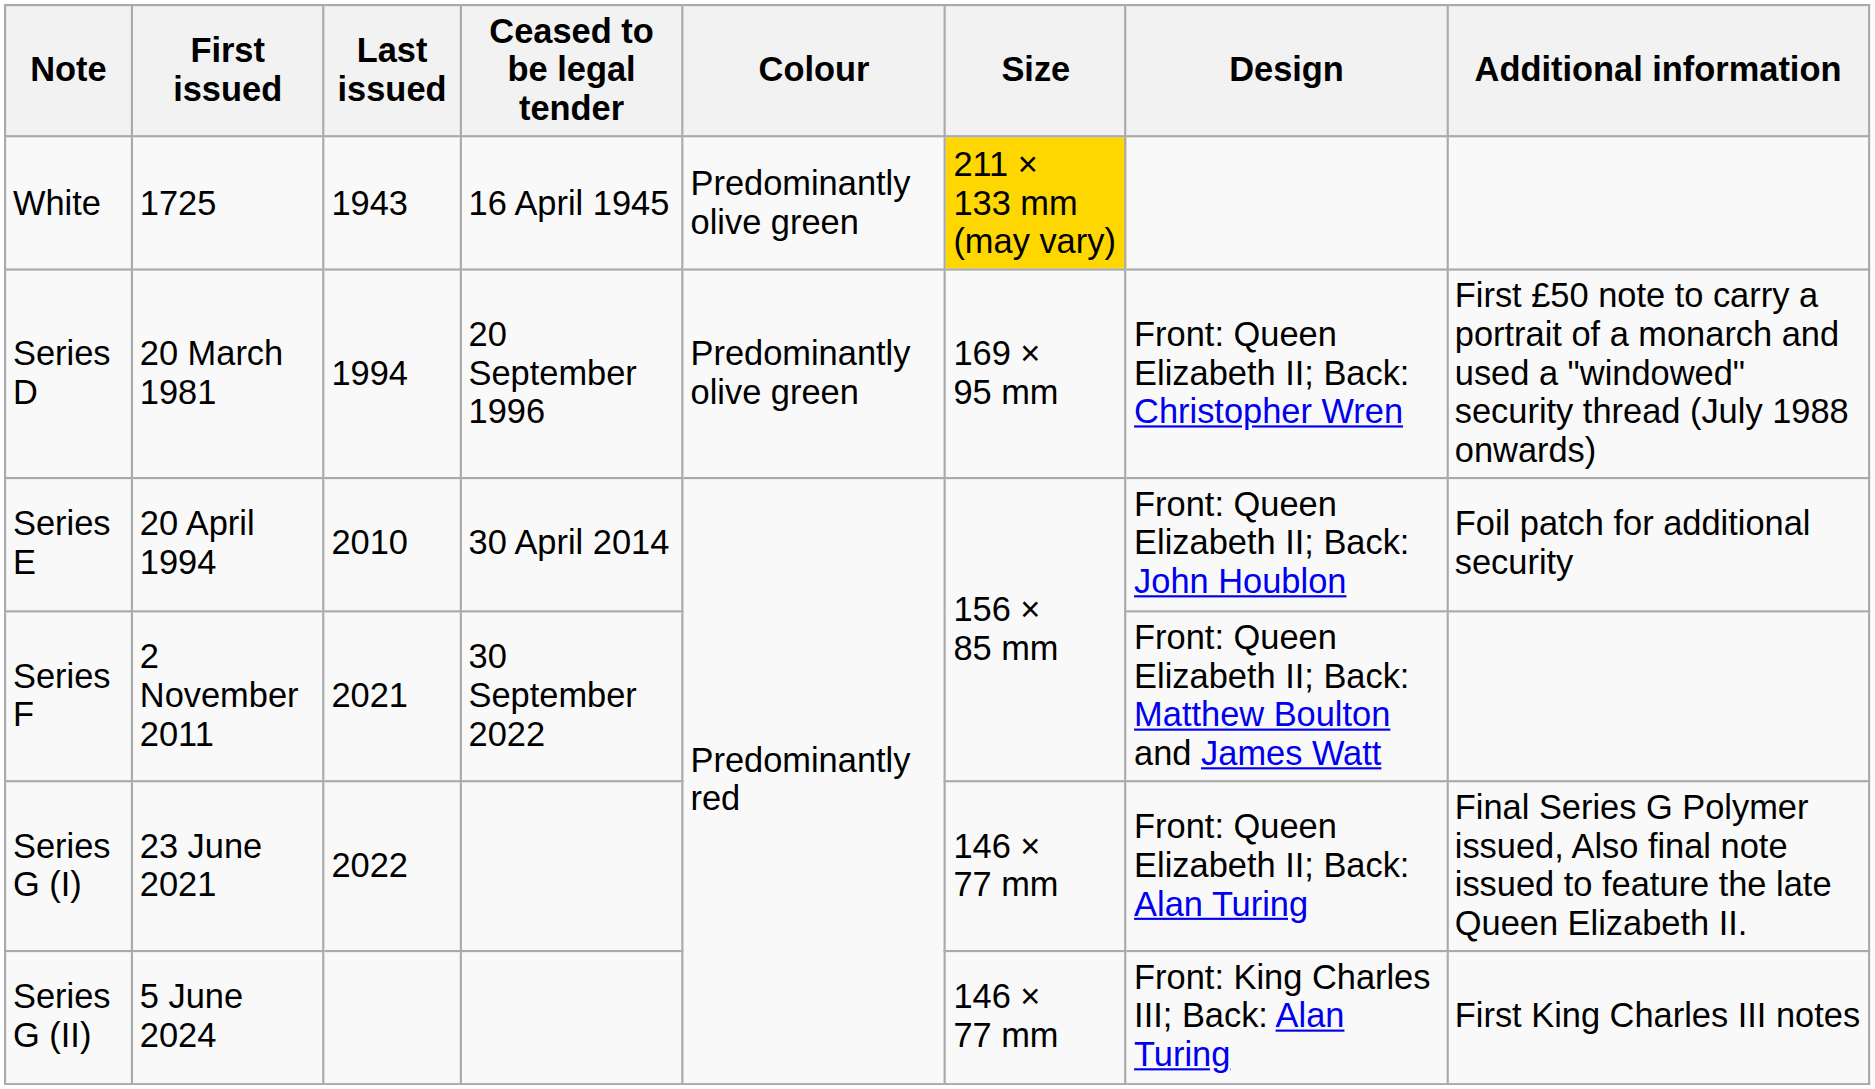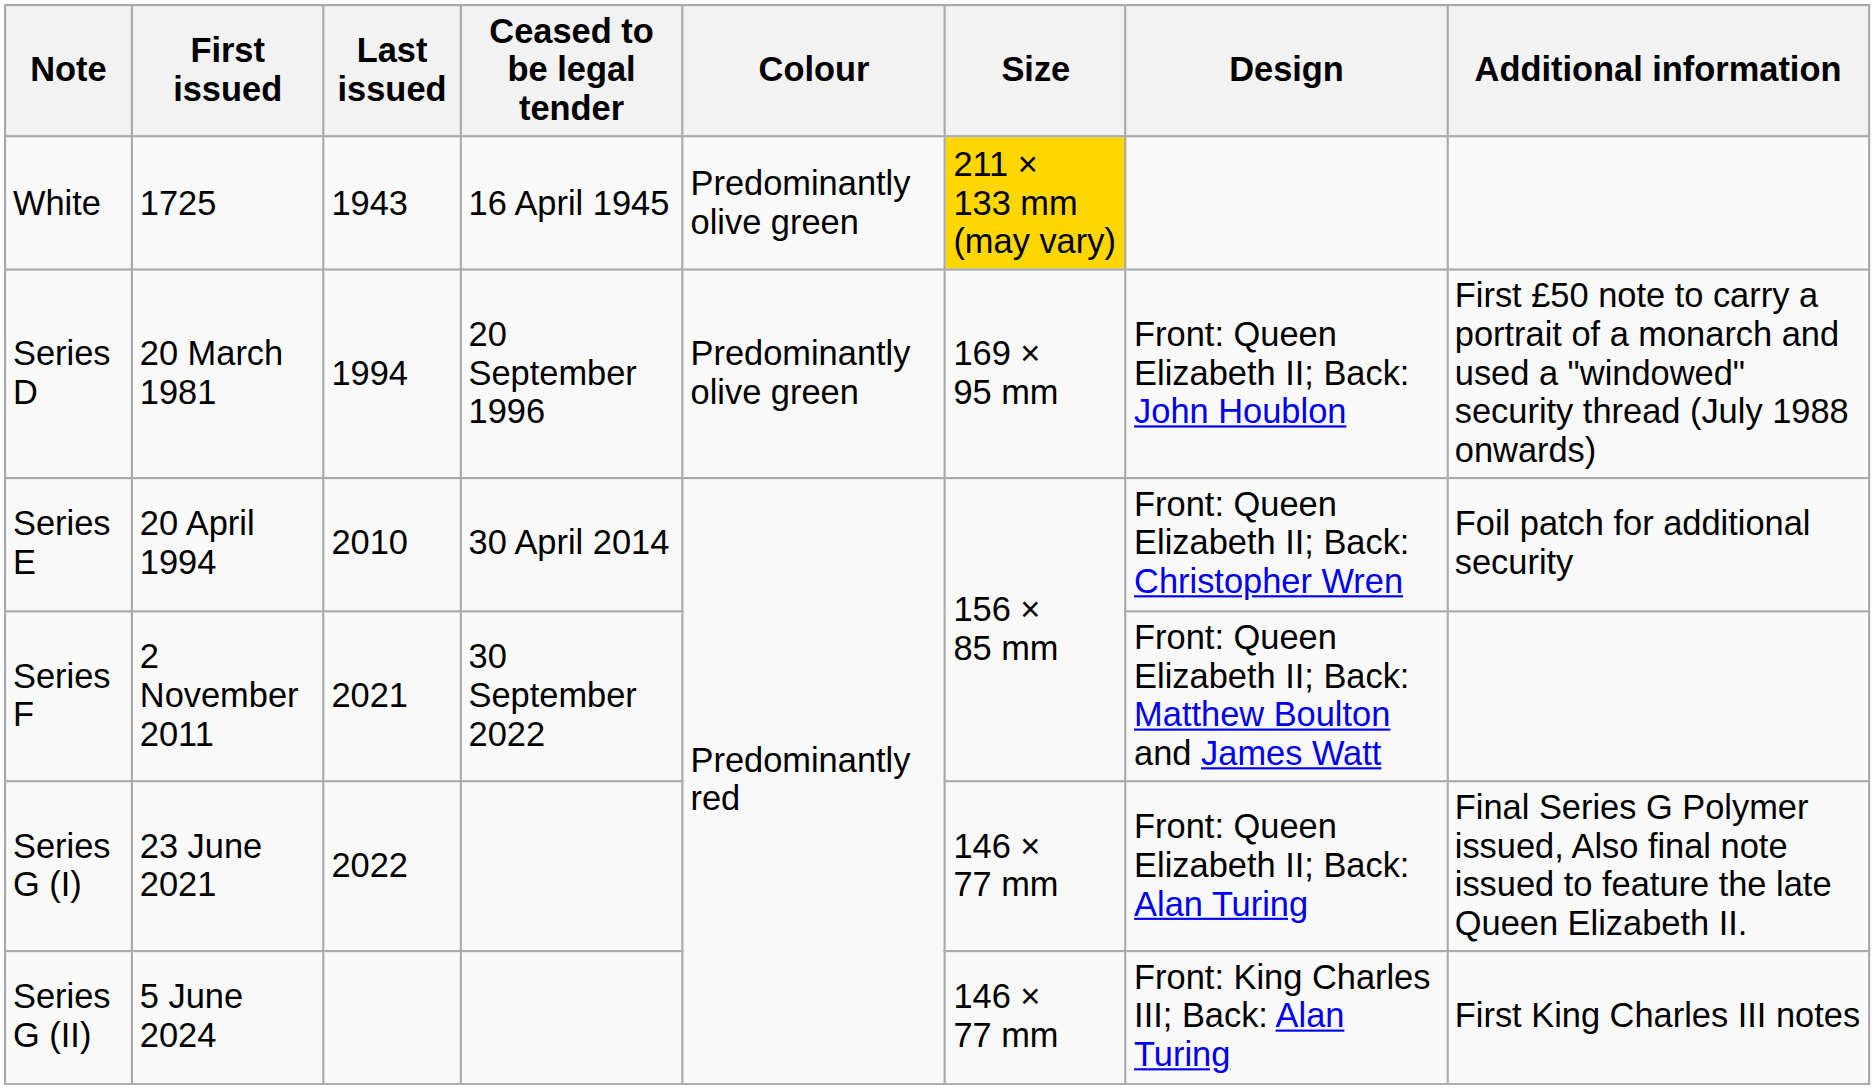(1272, 373) Front: Queen Elizabeth II; Back: Christopher Wren -> (1272, 373) Front: Queen Elizabeth II; Back: John Houblon
(1272, 543) Front: Queen Elizabeth II; Back: John Houblon -> (1272, 543) Front: Queen Elizabeth II; Back: Christopher Wren
